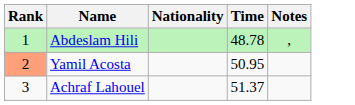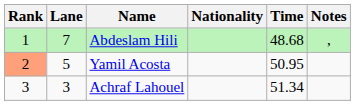+ column: (66, 16)
(247, 40) 48.78 -> (287, 40) 48.68
(247, 87) 51.37 -> (287, 87) 51.34
